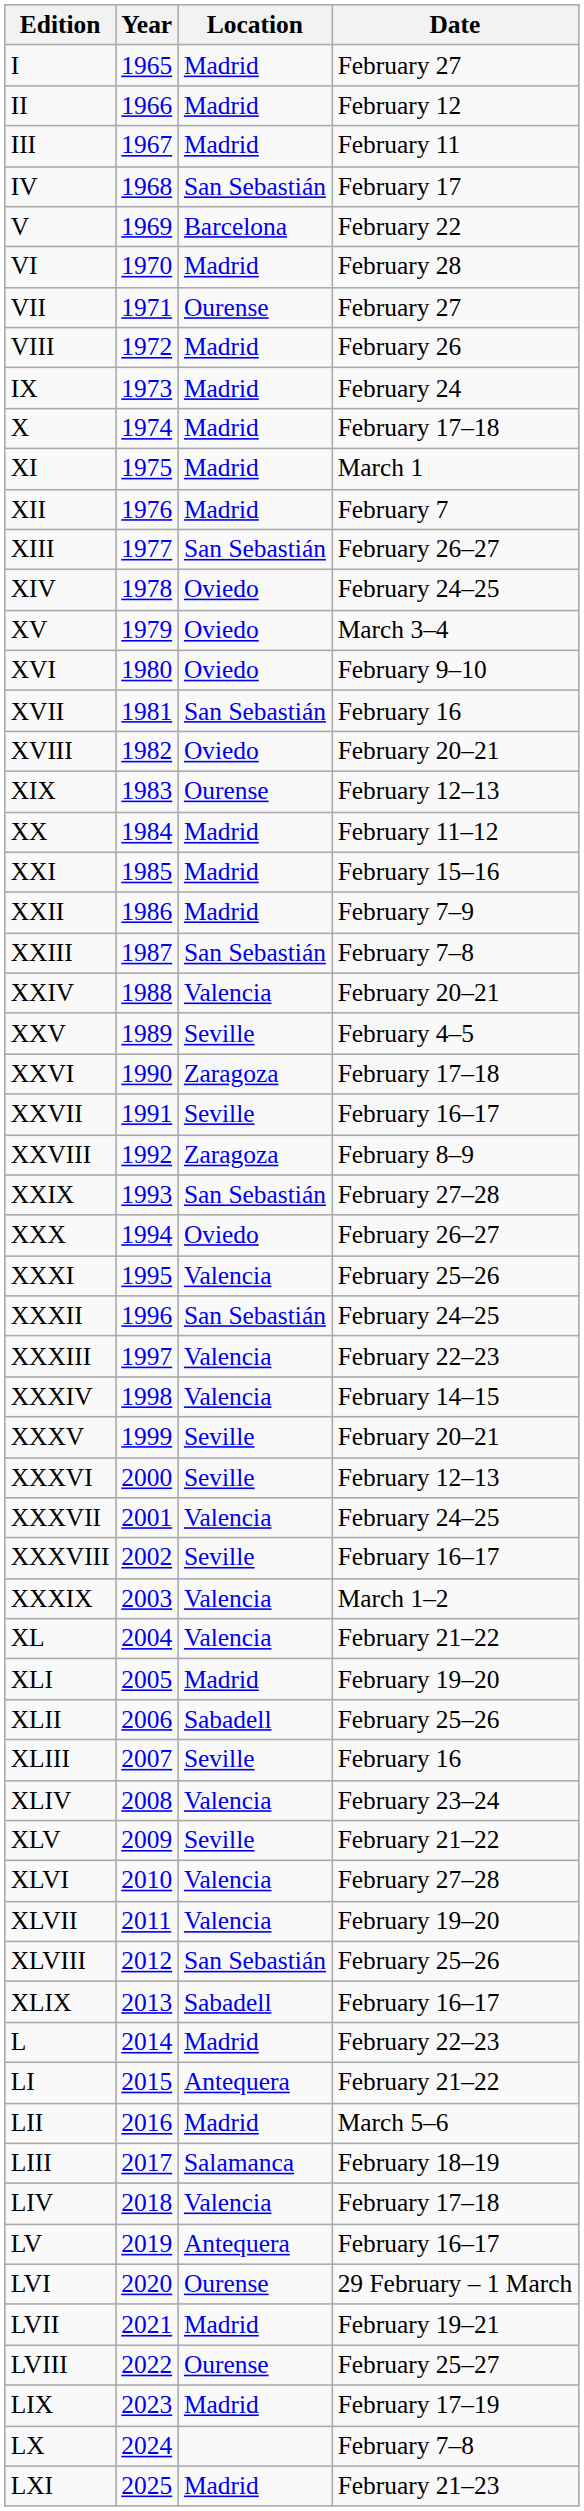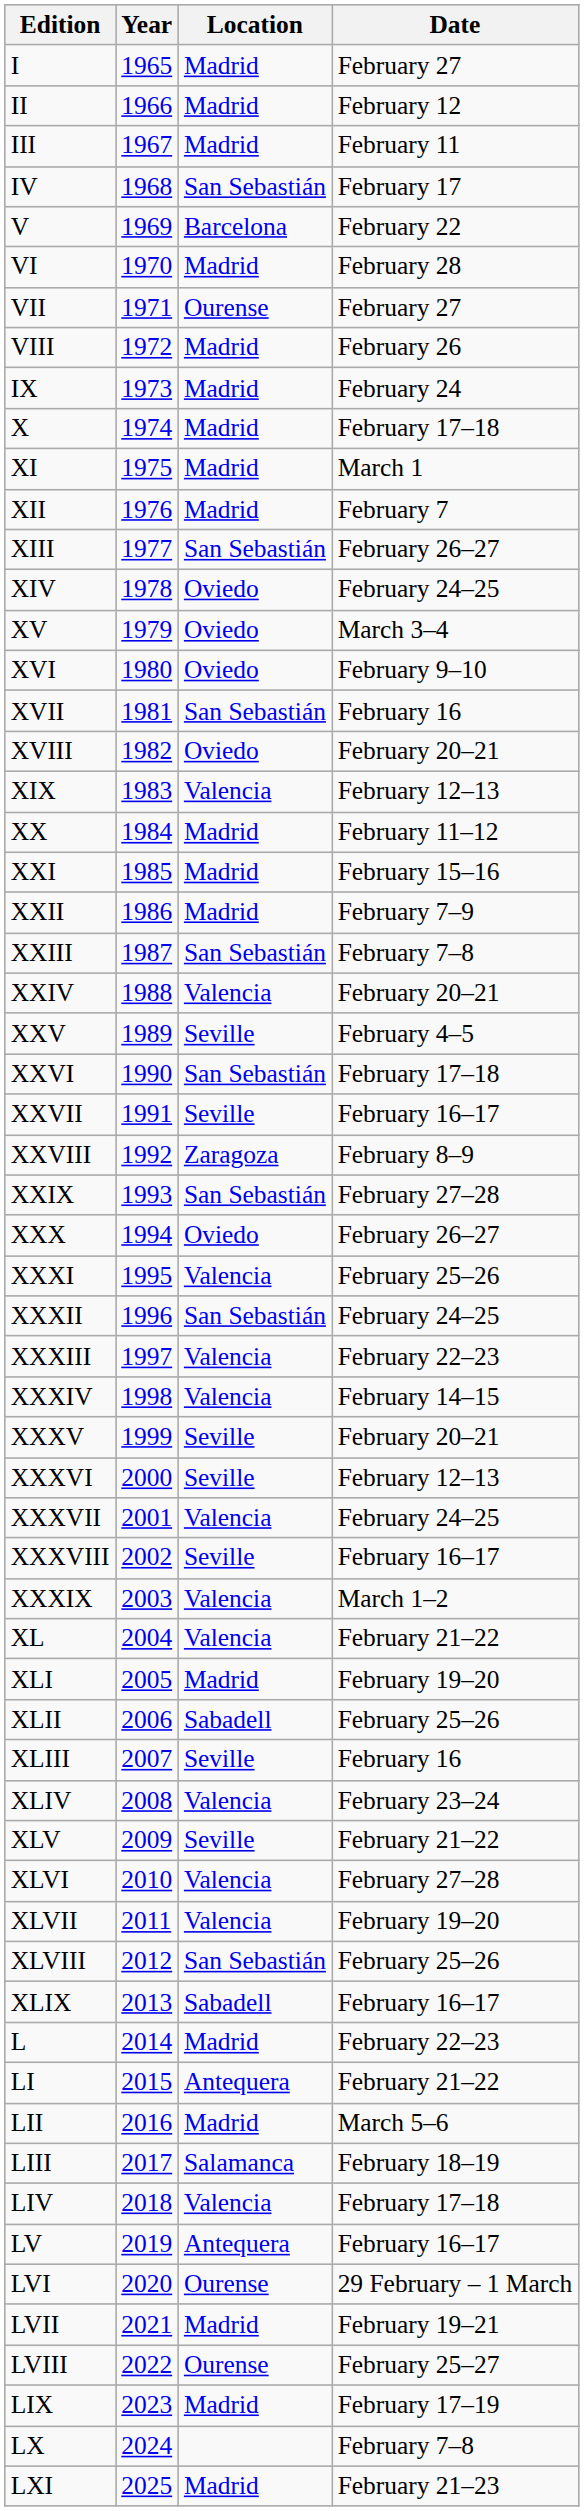(226, 791) Ourense -> (228, 791) Valencia
(231, 1073) Zaragoza -> (255, 1073) San Sebastián
